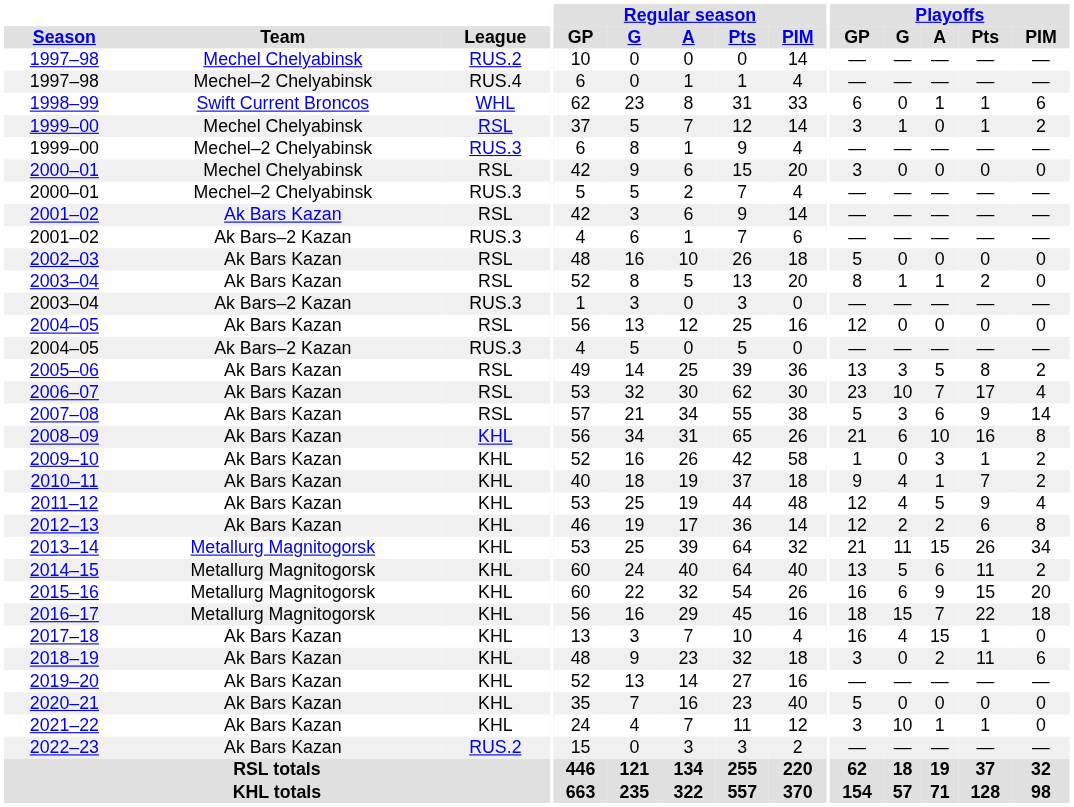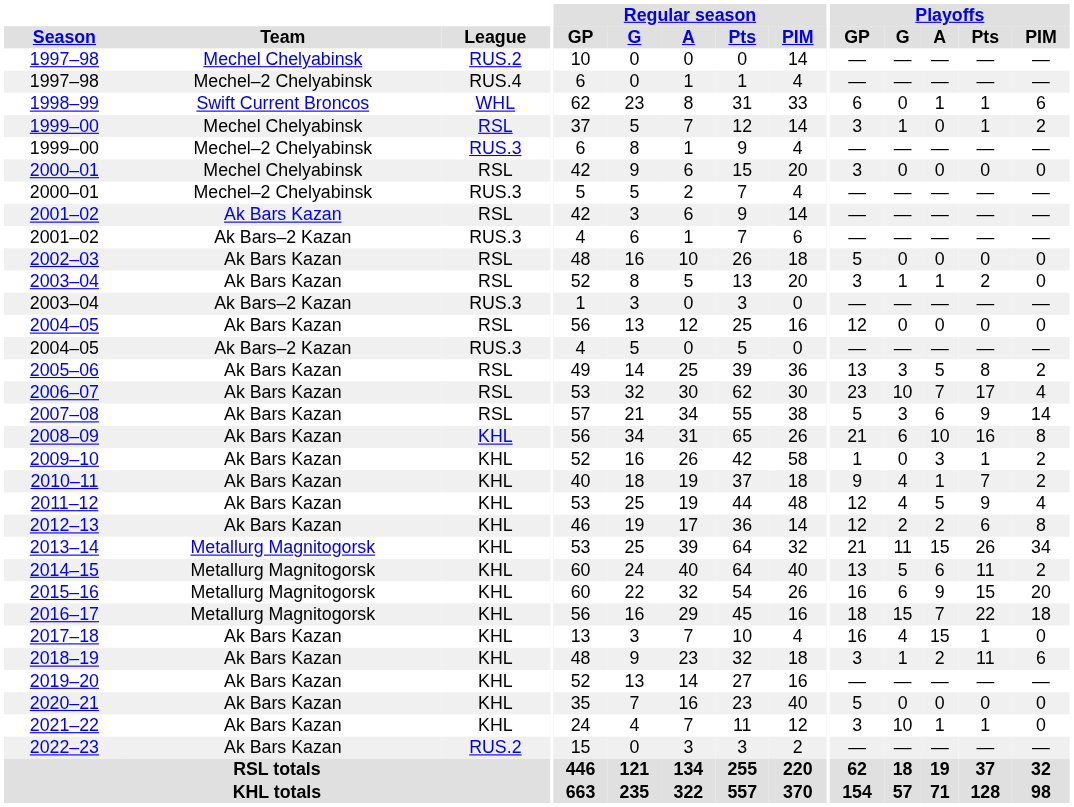(857, 281) 8 -> (857, 281) 3
(903, 658) 0 -> (903, 658) 1
